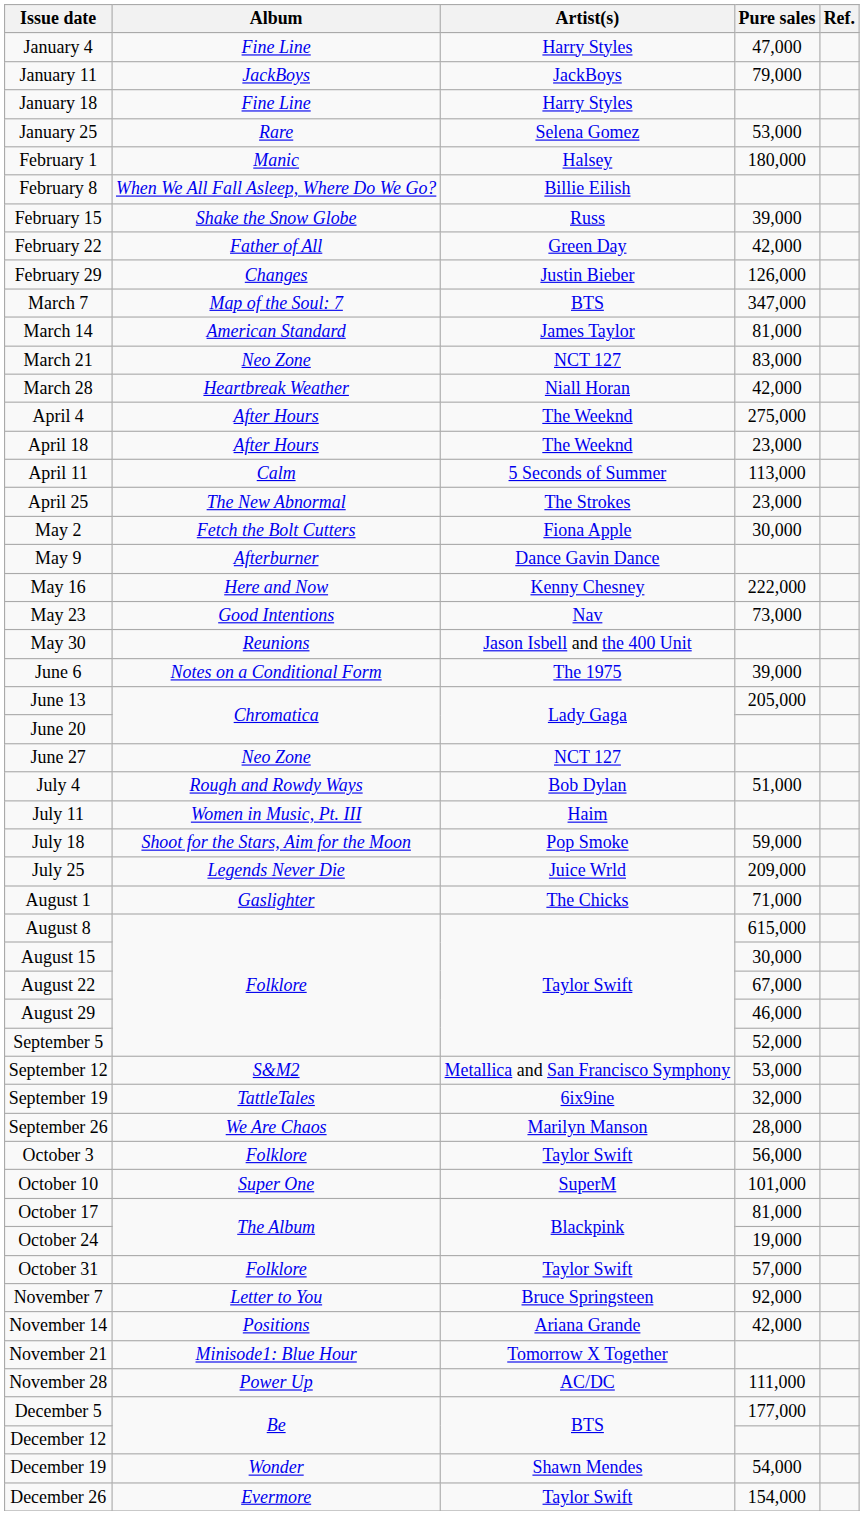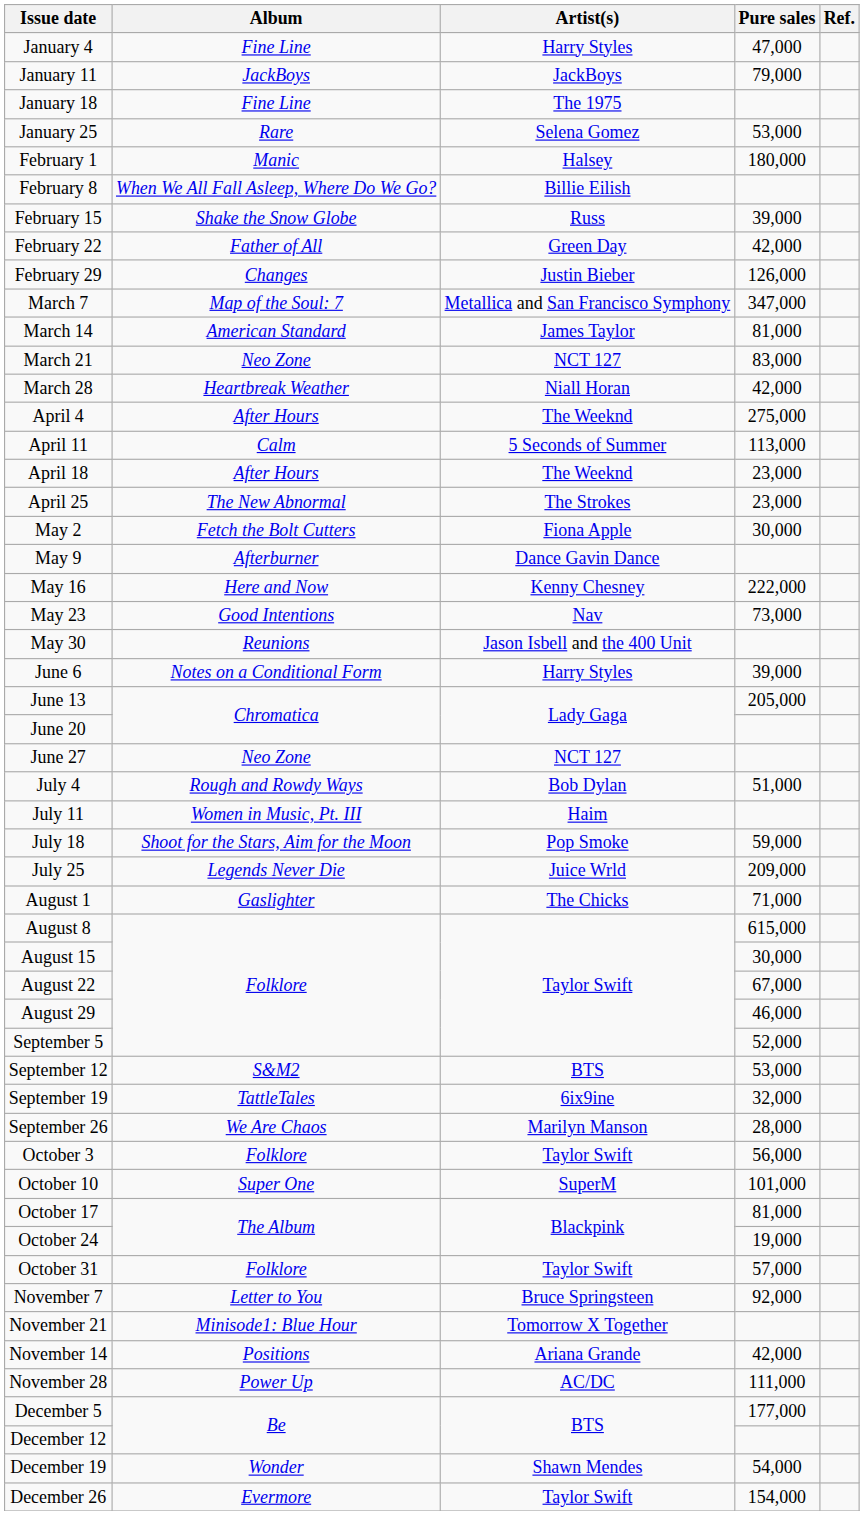(587, 103) Harry Styles -> (587, 103) The 1975
(587, 302) BTS -> (587, 302) Metallica and San Francisco Symphony
rows swapped: (58, 473) <-> (58, 445)
(587, 672) The 1975 -> (587, 672) Harry Styles
(587, 1070) Metallica and San Francisco Symphony -> (587, 1070) BTS
rows swapped: (58, 1326) <-> (58, 1354)
